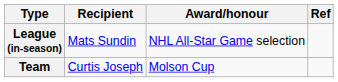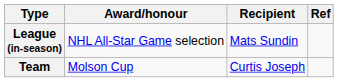columns swapped: (227, 14) <-> (105, 14)
